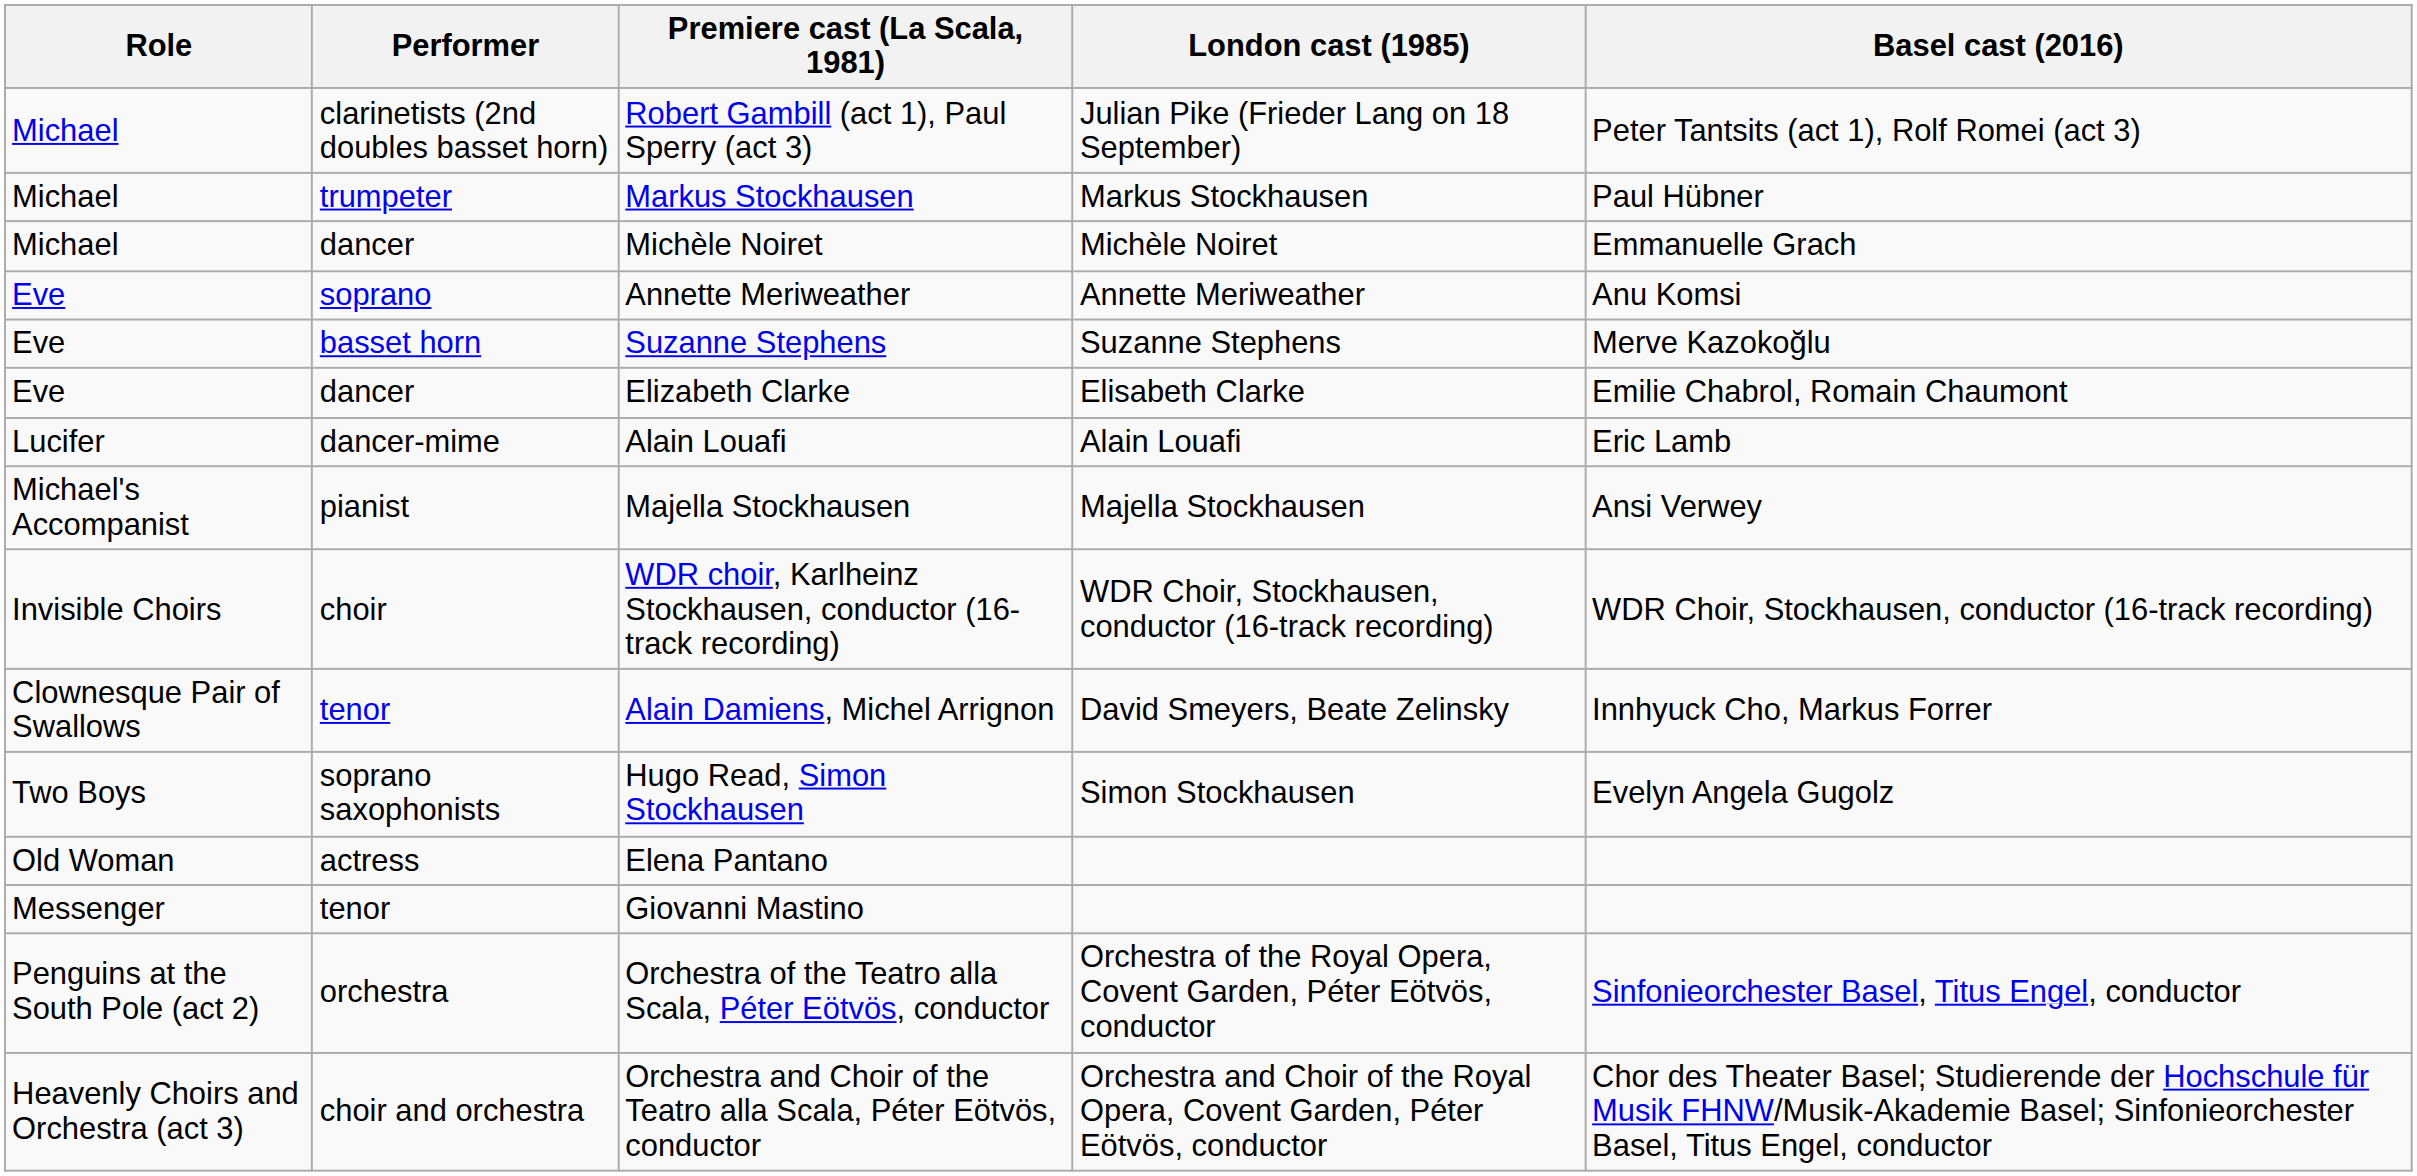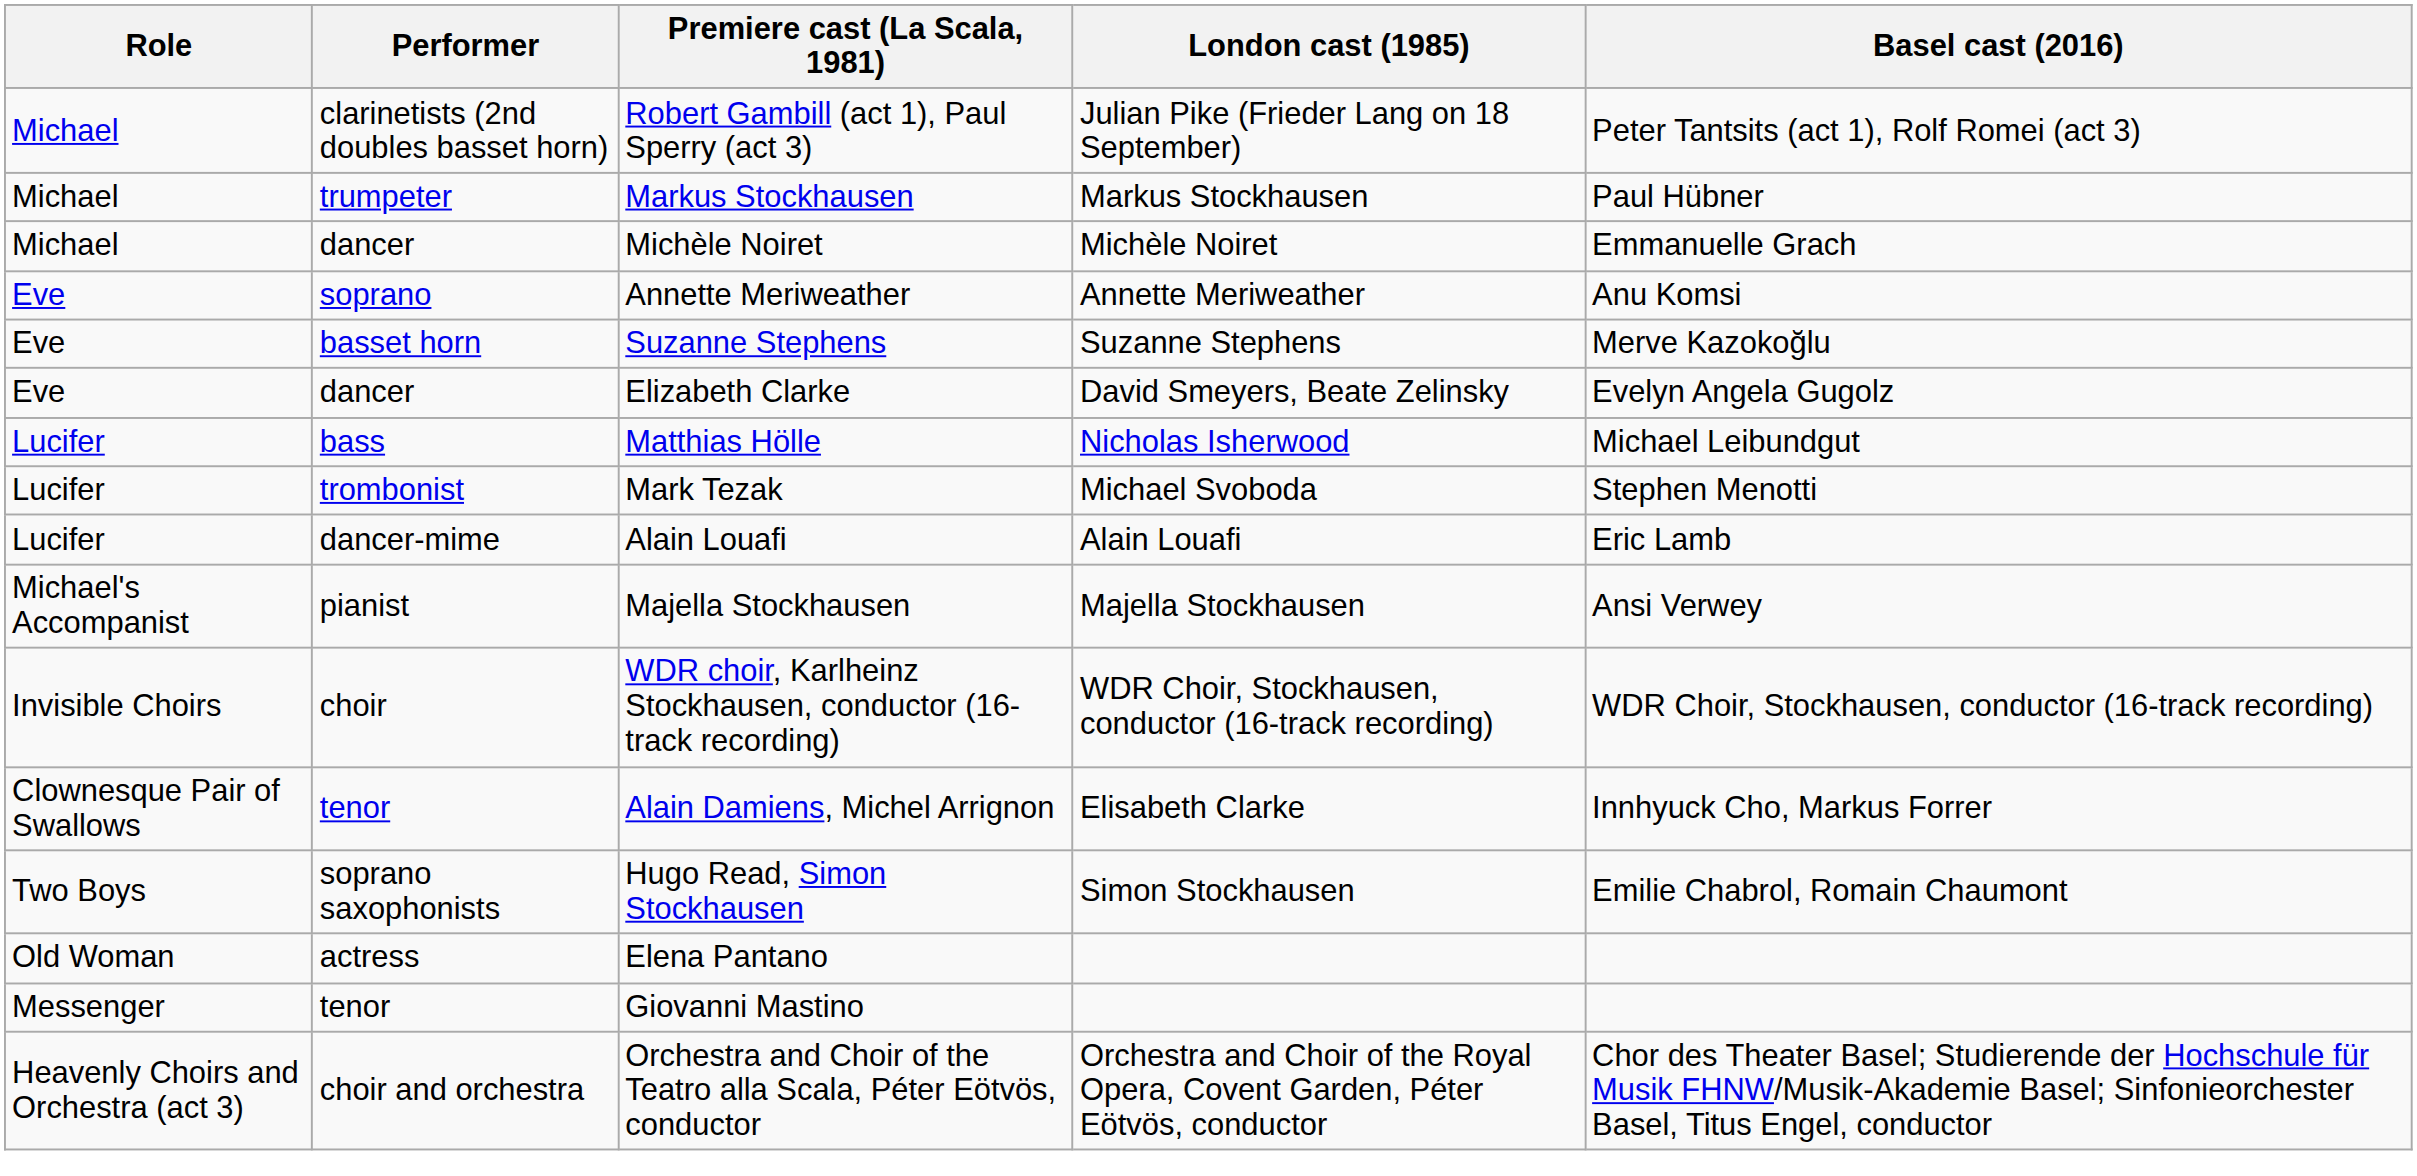(1192, 392) Elisabeth Clarke -> (1295, 392) David Smeyers, Beate Zelinsky
(1830, 392) Emilie Chabrol, Romain Chaumont -> (1743, 392) Evelyn Angela Gugolz
+ row: (723, 441)
+ row: (704, 490)
(1295, 709) David Smeyers, Beate Zelinsky -> (1192, 807) Elisabeth Clarke
(1743, 793) Evelyn Angela Gugolz -> (1830, 891) Emilie Chabrol, Romain Chaumont
- row: (837, 992)
